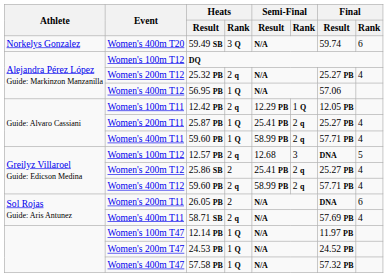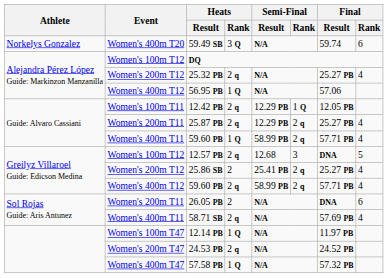(234, 123) 1 Q -> (233, 123) 2 q
(271, 123) 25.41 PB -> (271, 123) 12.29 PB
(234, 249) 1 Q -> (233, 249) 2 q
